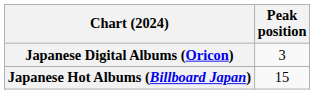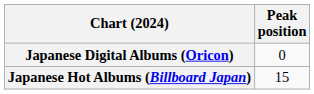(282, 54) 3 -> (282, 54) 0
